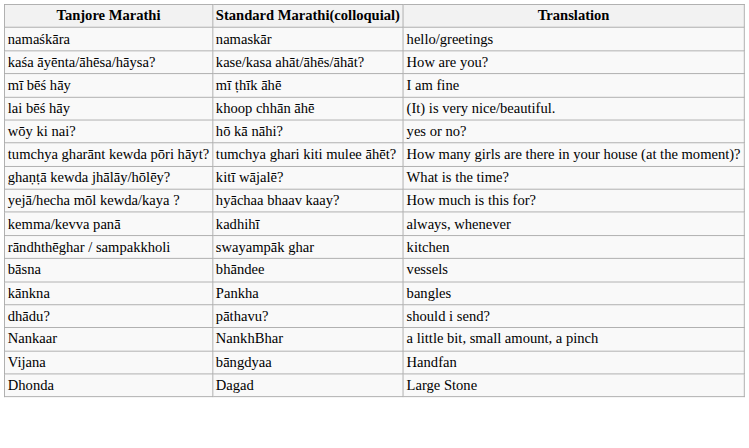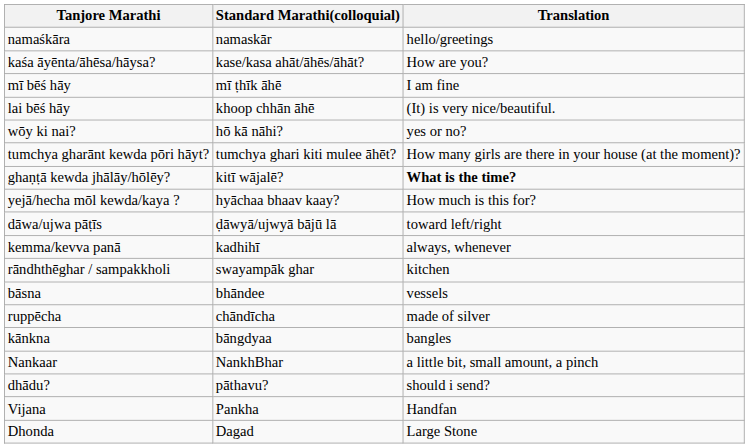(458, 177) normal -> (461, 177) bold
+ row: (55, 223)
+ row: (34, 316)
(237, 293) Pankha -> (244, 339) bāngdyaa
rows swapped: (29, 316) <-> (32, 339)
(244, 362) bāngdyaa -> (237, 408) Pankha
